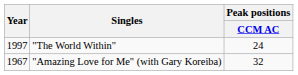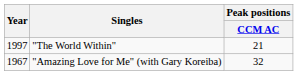(258, 45) 24 -> (258, 45) 21
